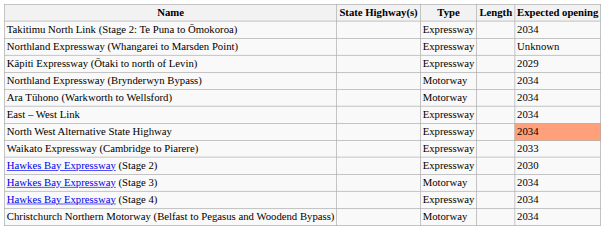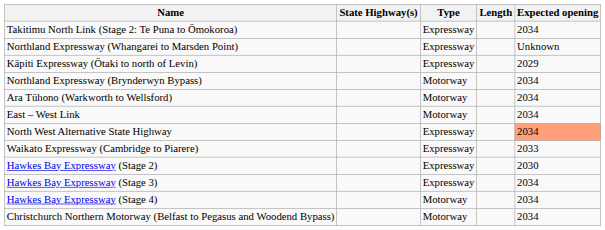(449, 115) Expressway -> (445, 115) Motorway
(445, 183) Motorway -> (449, 183) Expressway
(449, 200) Expressway -> (445, 200) Motorway
